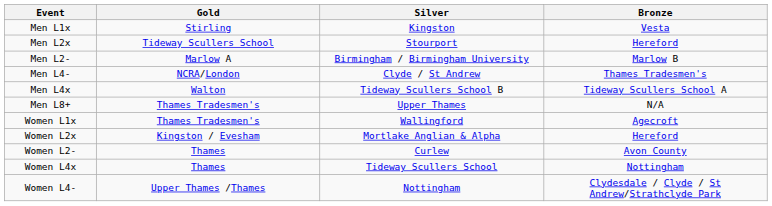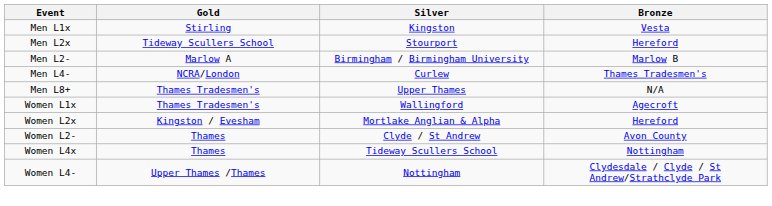(432, 74) Clyde / St Andrew -> (432, 74) Curlew
- row: (50, 89)
(432, 151) Curlew -> (432, 136) Clyde / St Andrew
